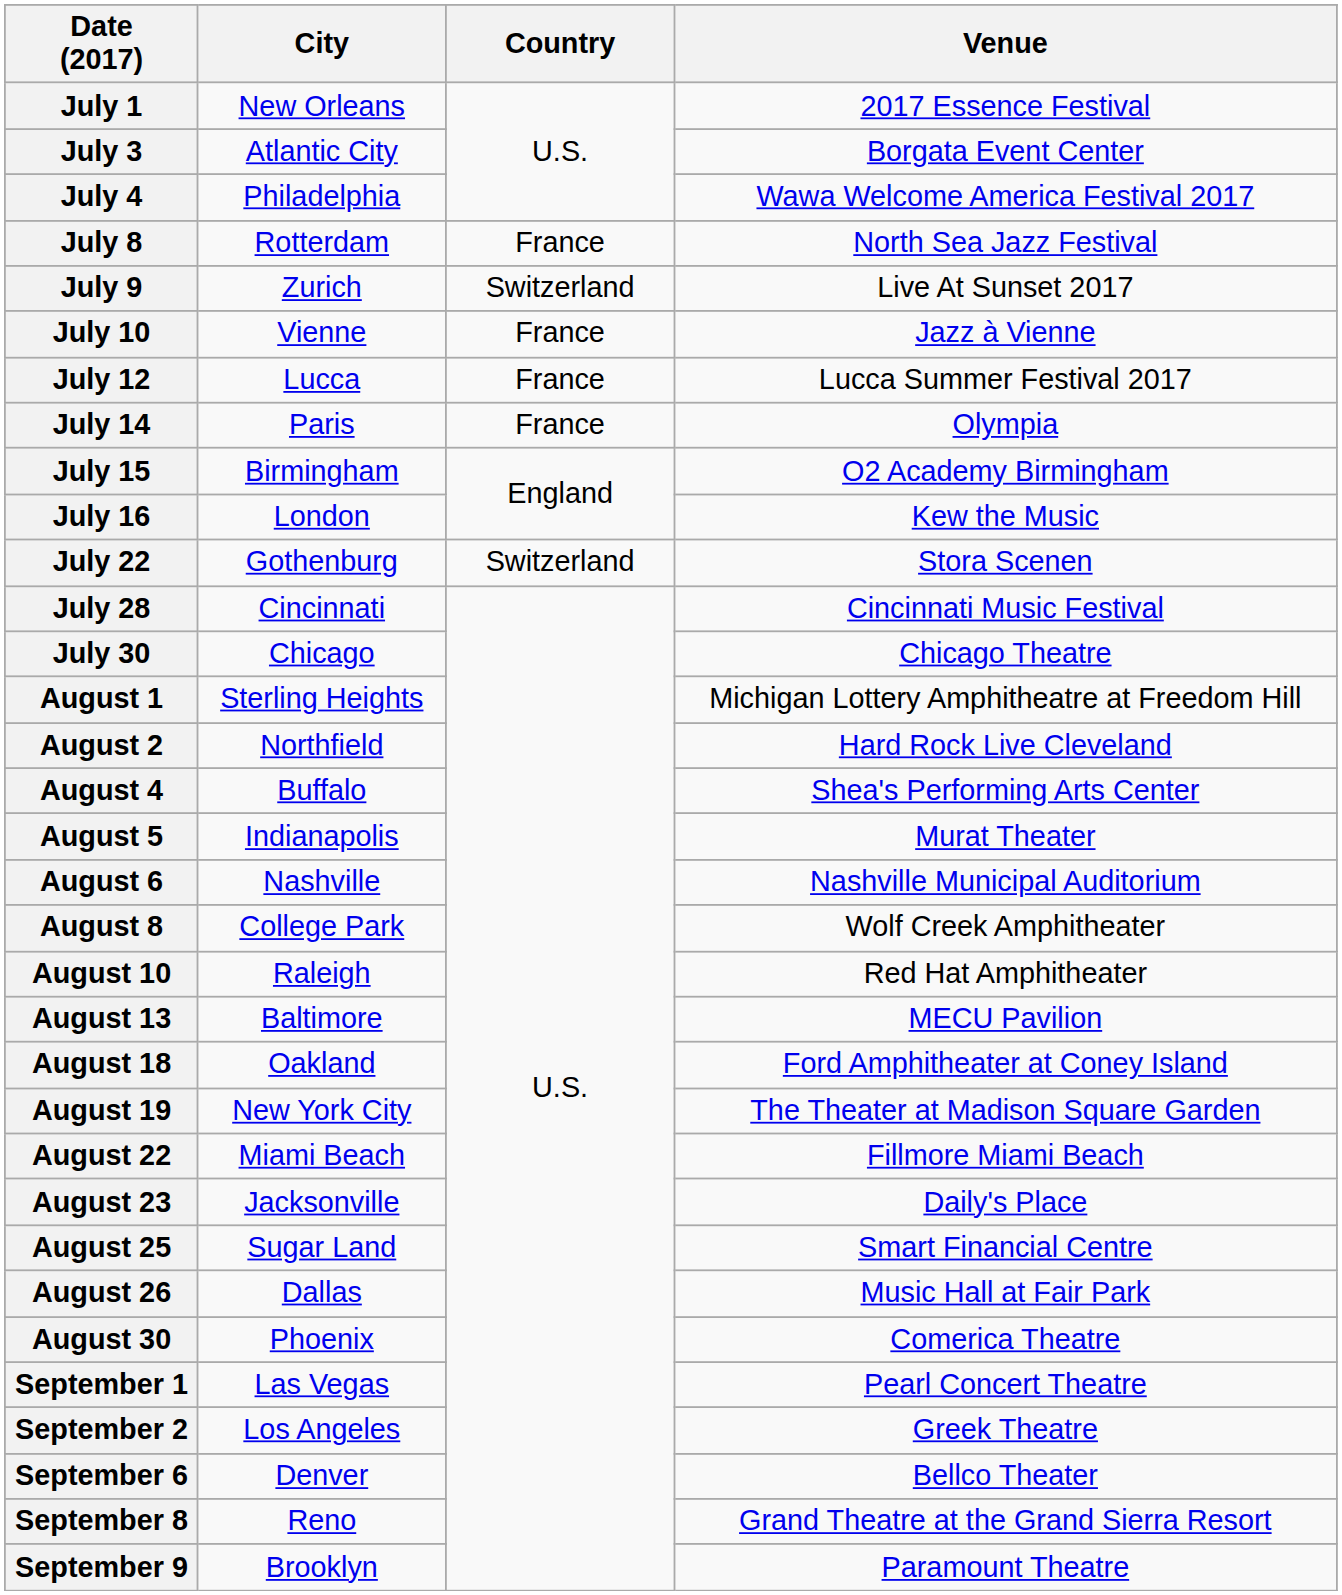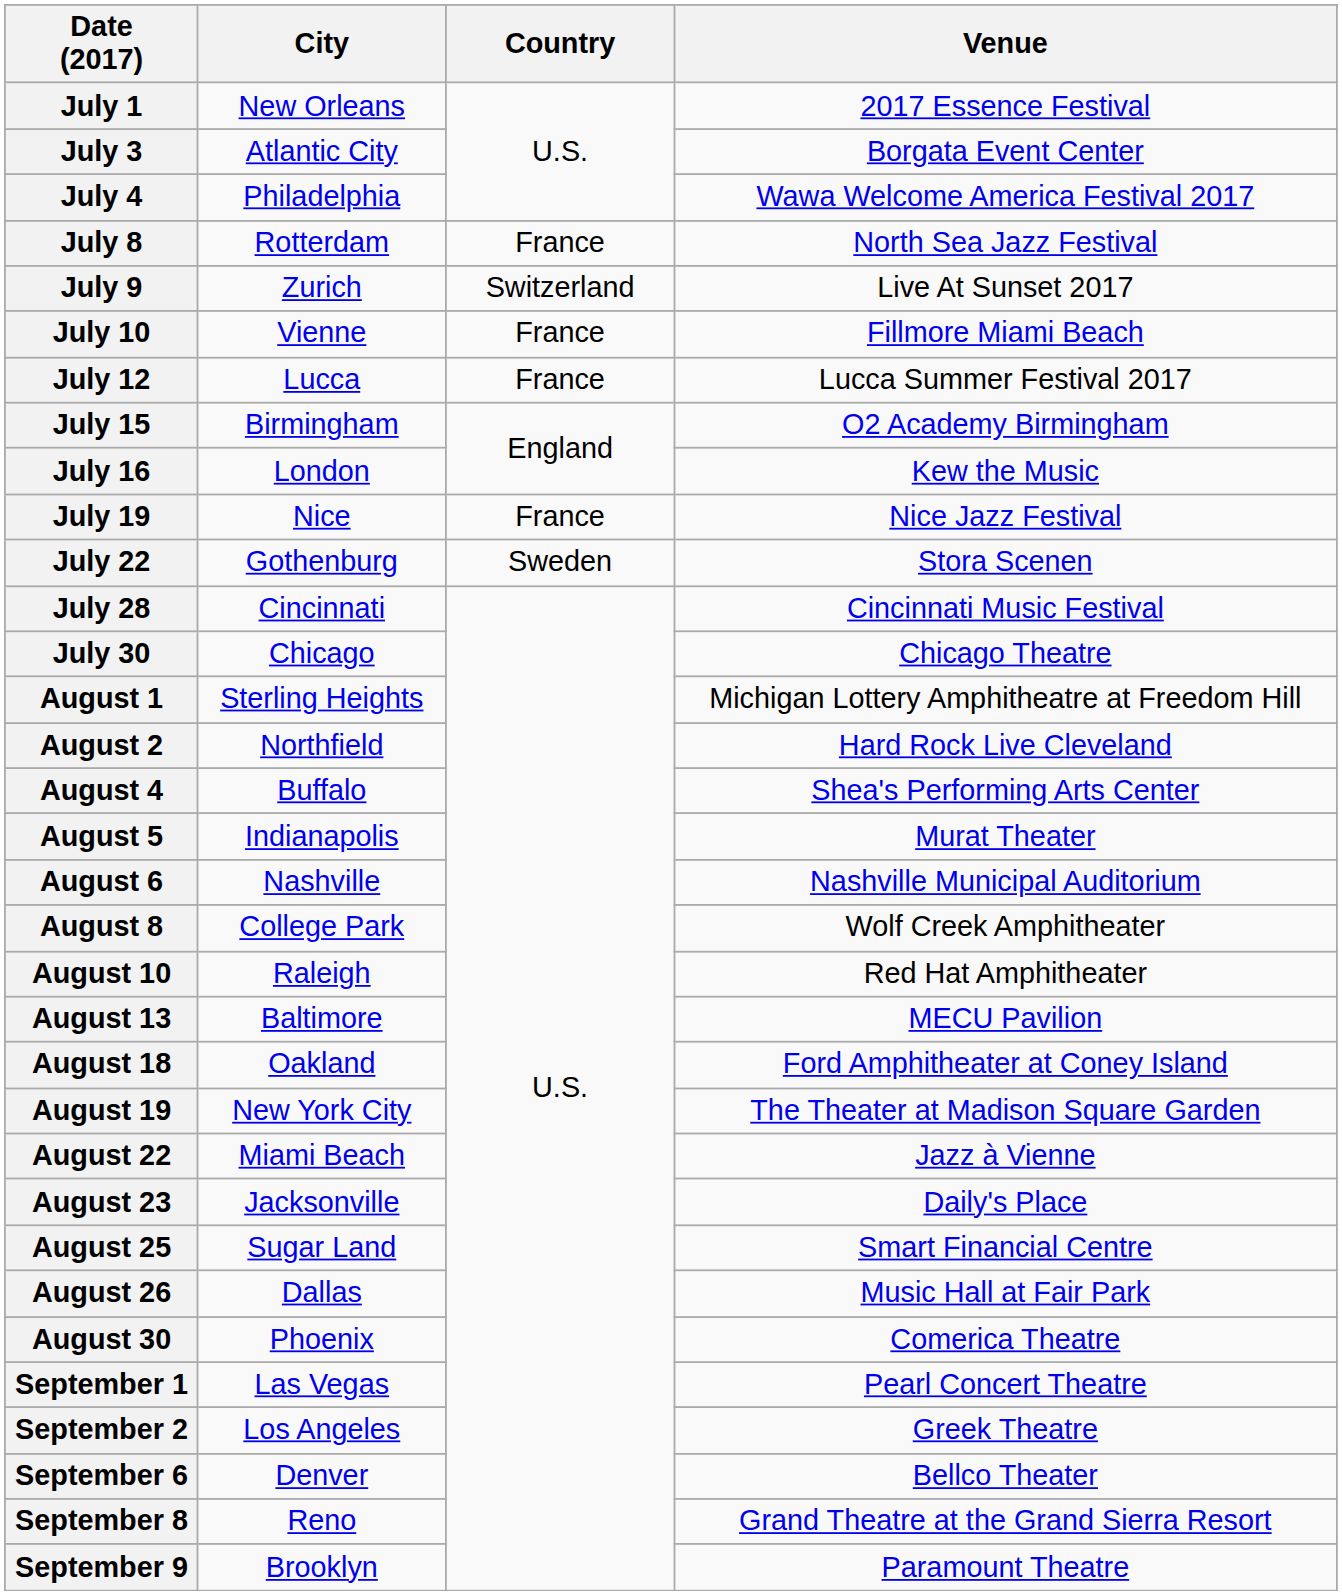(1005, 333) Jazz à Vienne -> (1005, 333) Fillmore Miami Beach
- row: (102, 425)
+ row: (102, 516)
(560, 562) Switzerland -> (560, 562) Sweden
(1005, 1155) Fillmore Miami Beach -> (1005, 1155) Jazz à Vienne
